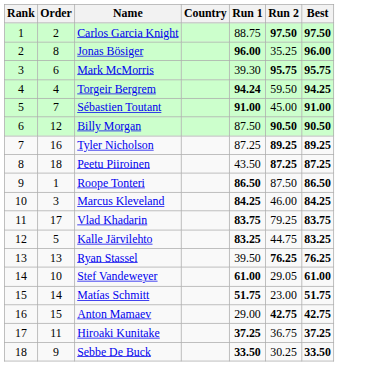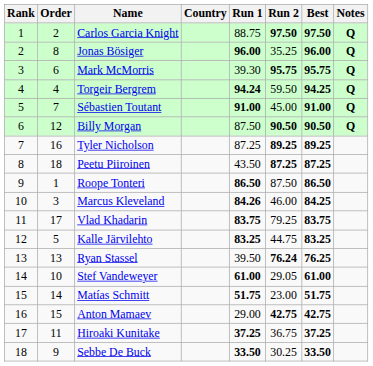+ column: (351, 13)
(247, 201) 84.25 -> (247, 201) 84.26
(284, 257) 76.25 -> (284, 257) 76.24
